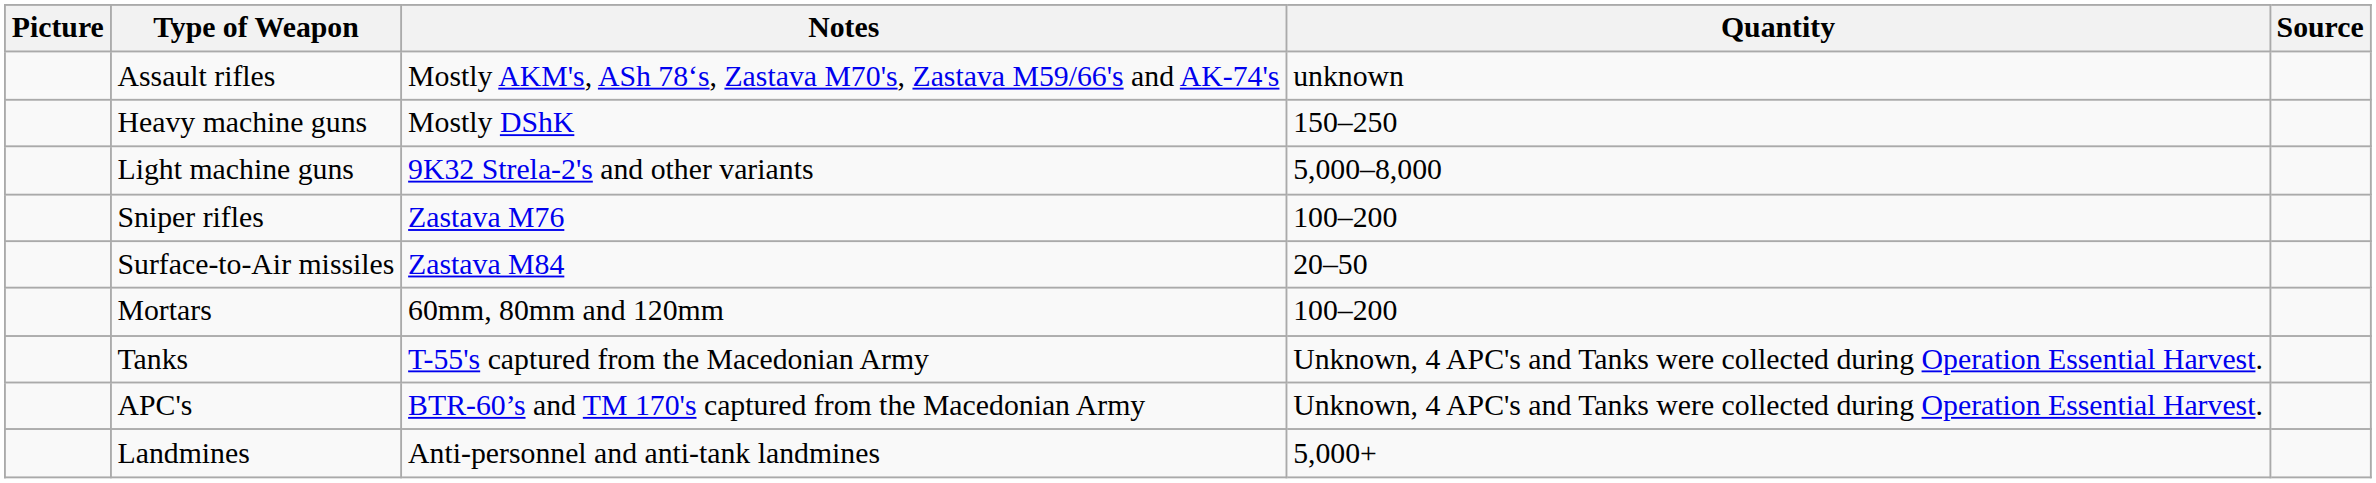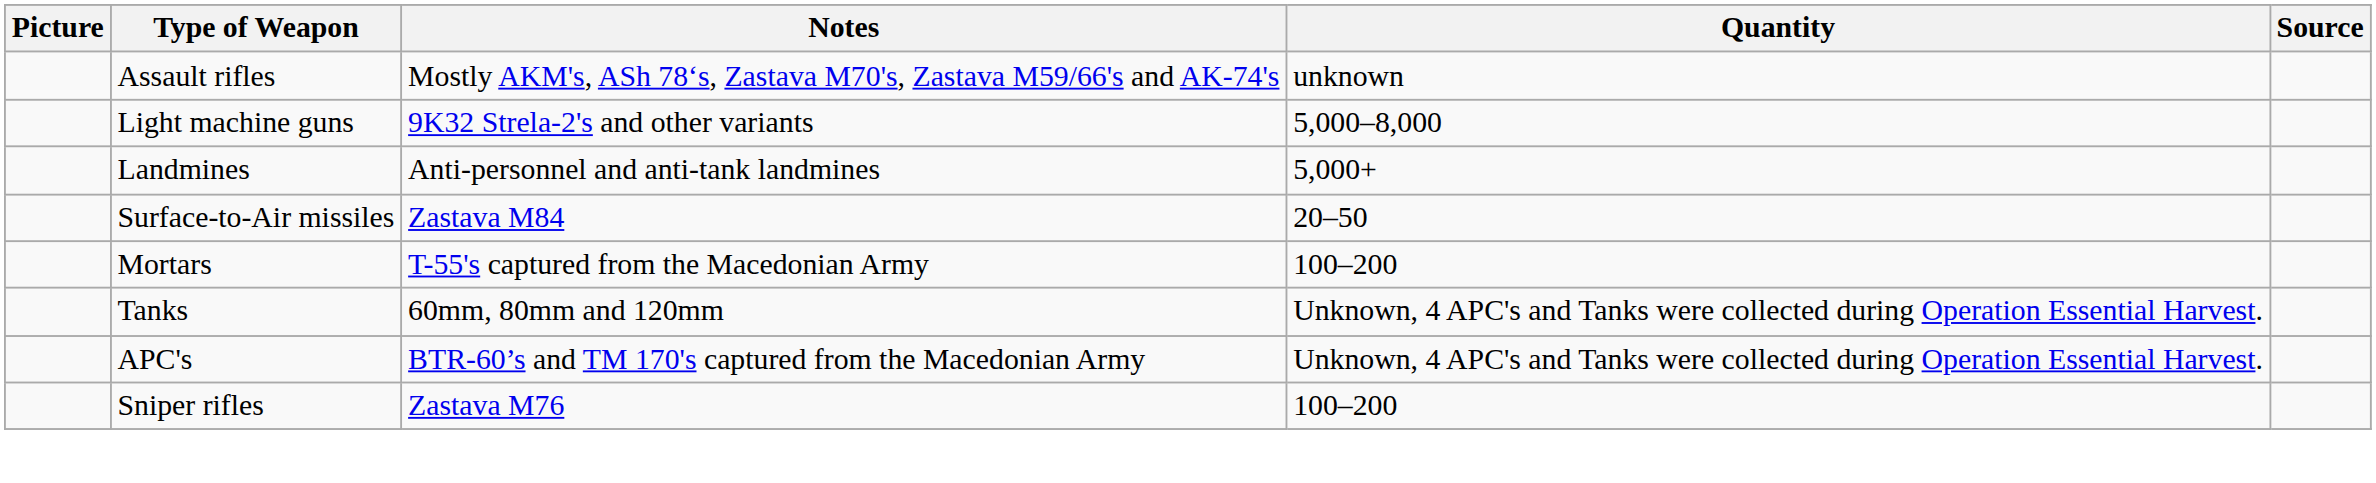- row: (242, 122)
rows swapped: (191, 216) <-> (184, 452)
(566, 311) 60mm, 80mm and 120mm -> (669, 264) T-55's captured from the Macedonian Army
(669, 358) T-55's captured from the Macedonian Army -> (566, 311) 60mm, 80mm and 120mm
